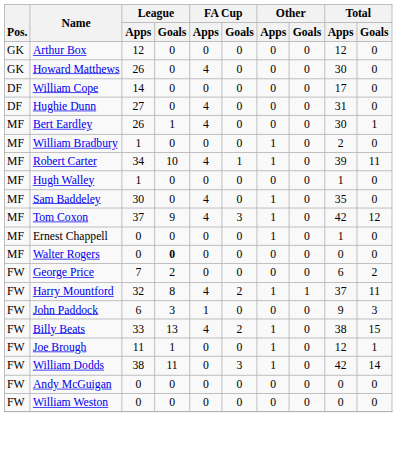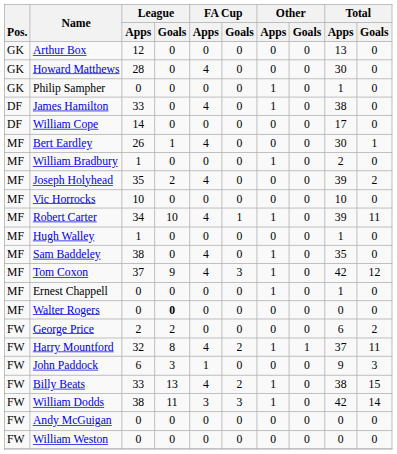(341, 50) 12 -> (341, 50) 13
(138, 69) 26 -> (138, 69) 28
+ row: (69, 87)
+ row: (71, 106)
- row: (65, 106)
+ row: (73, 180)
+ row: (64, 198)
(138, 198) 30 -> (138, 254) 38
(138, 273) 7 -> (138, 328) 2
- row: (60, 347)
(206, 365) 0 -> (206, 402) 3
